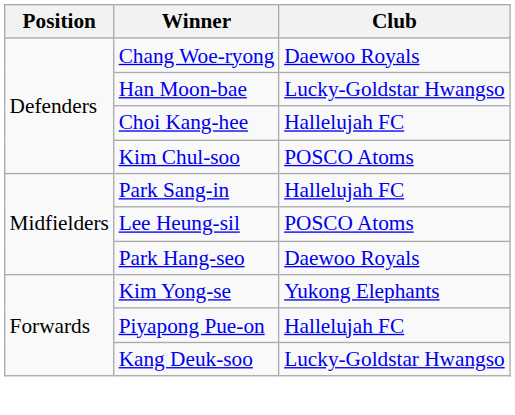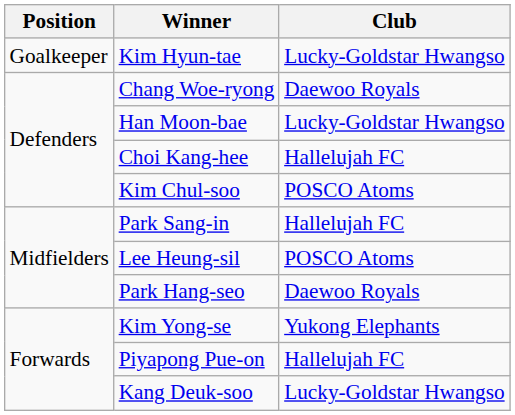+ row: (180, 55)
